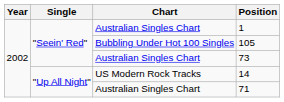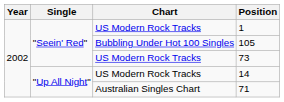(148, 27) Australian Singles Chart -> (148, 27) US Modern Rock Tracks
(148, 58) Australian Singles Chart -> (148, 58) US Modern Rock Tracks
